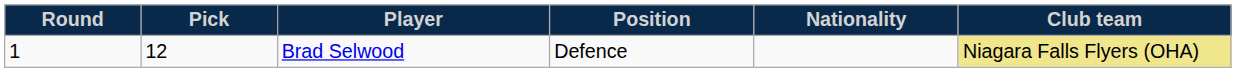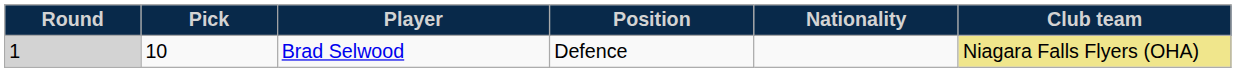(15, 51) no background -> (15, 51) lightgrey background
(156, 51) 12 -> (156, 51) 10
